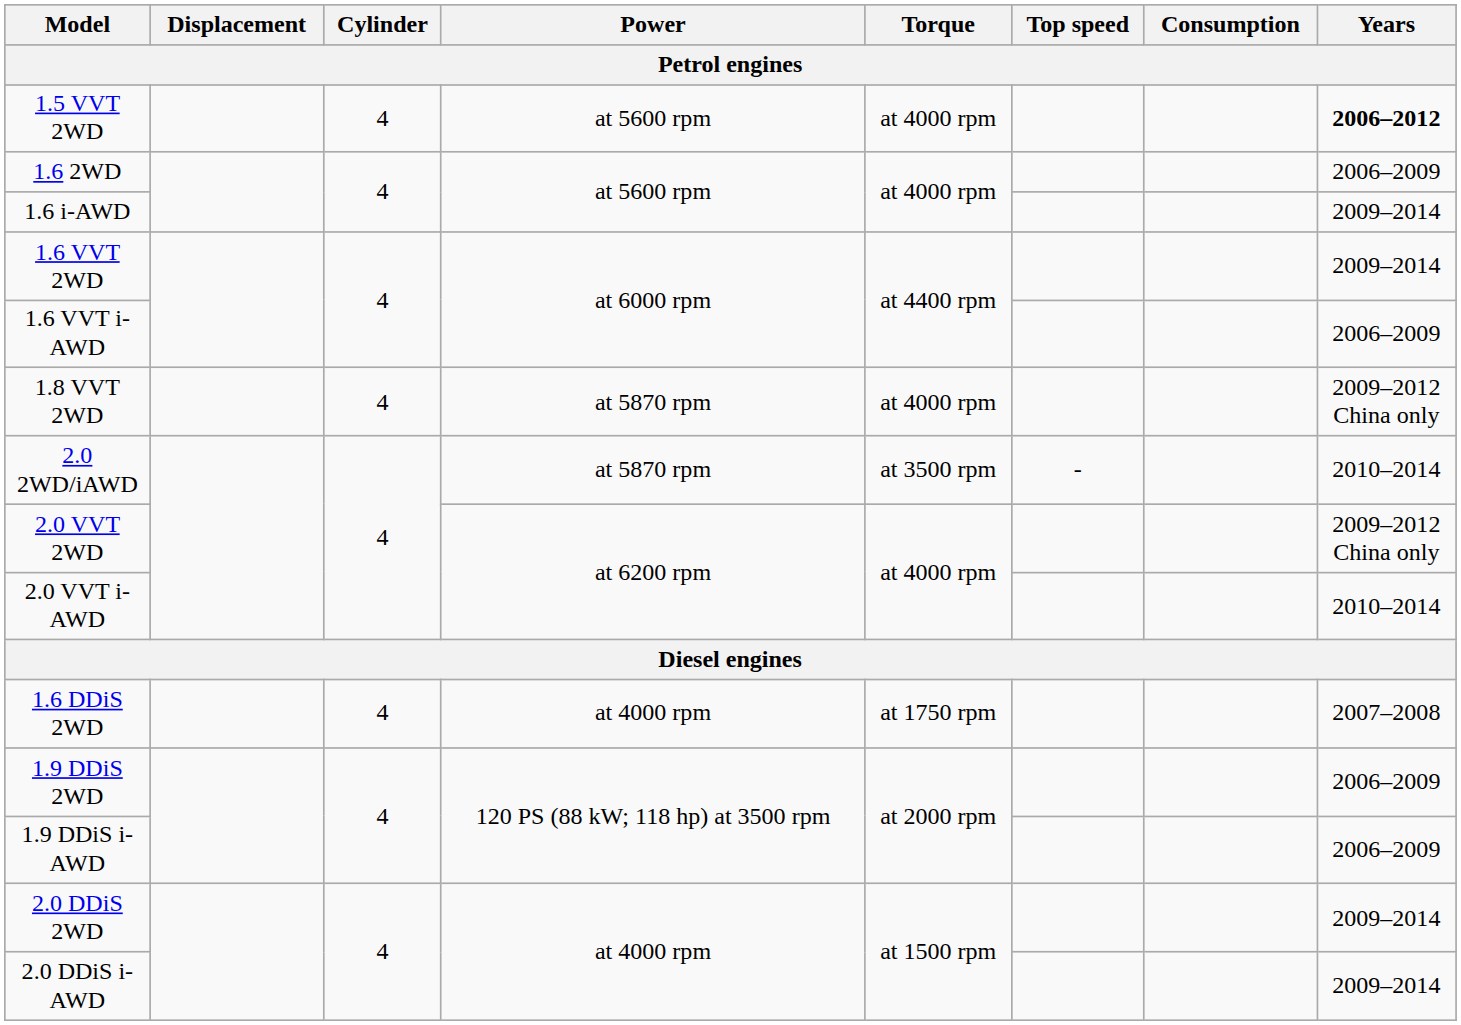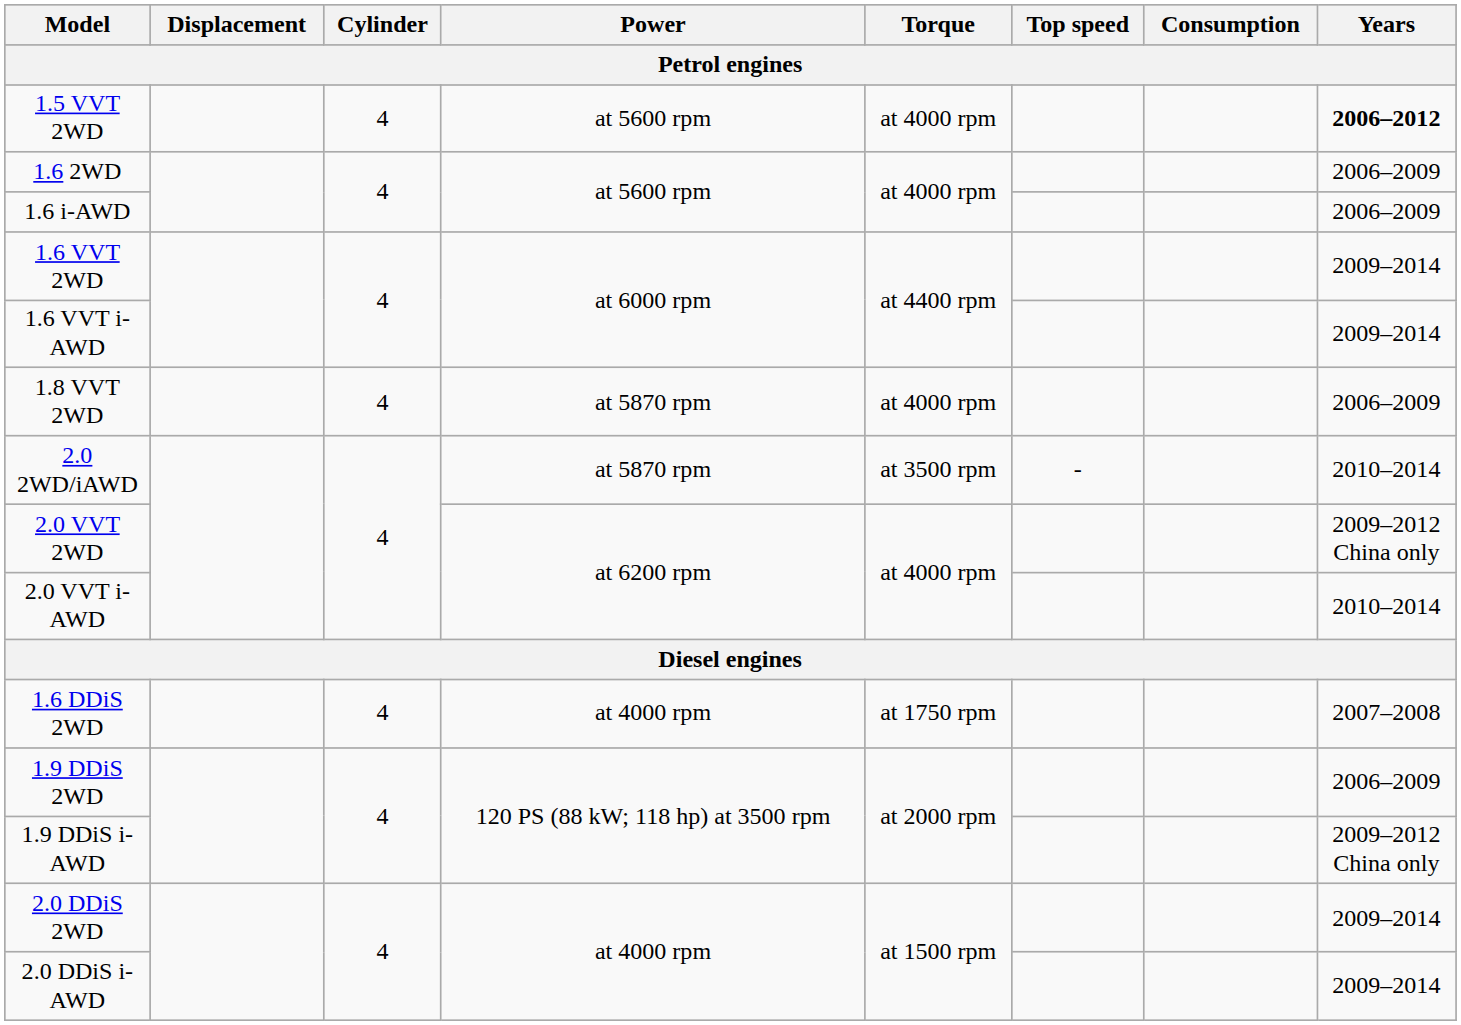(1386, 211) 2009–2014 -> (1386, 211) 2006–2009
(1386, 333) 2006–2009 -> (1386, 333) 2009–2014
(1386, 401) 2009–2012 China only -> (1386, 401) 2006–2009
(1386, 849) 2006–2009 -> (1386, 849) 2009–2012 China only
